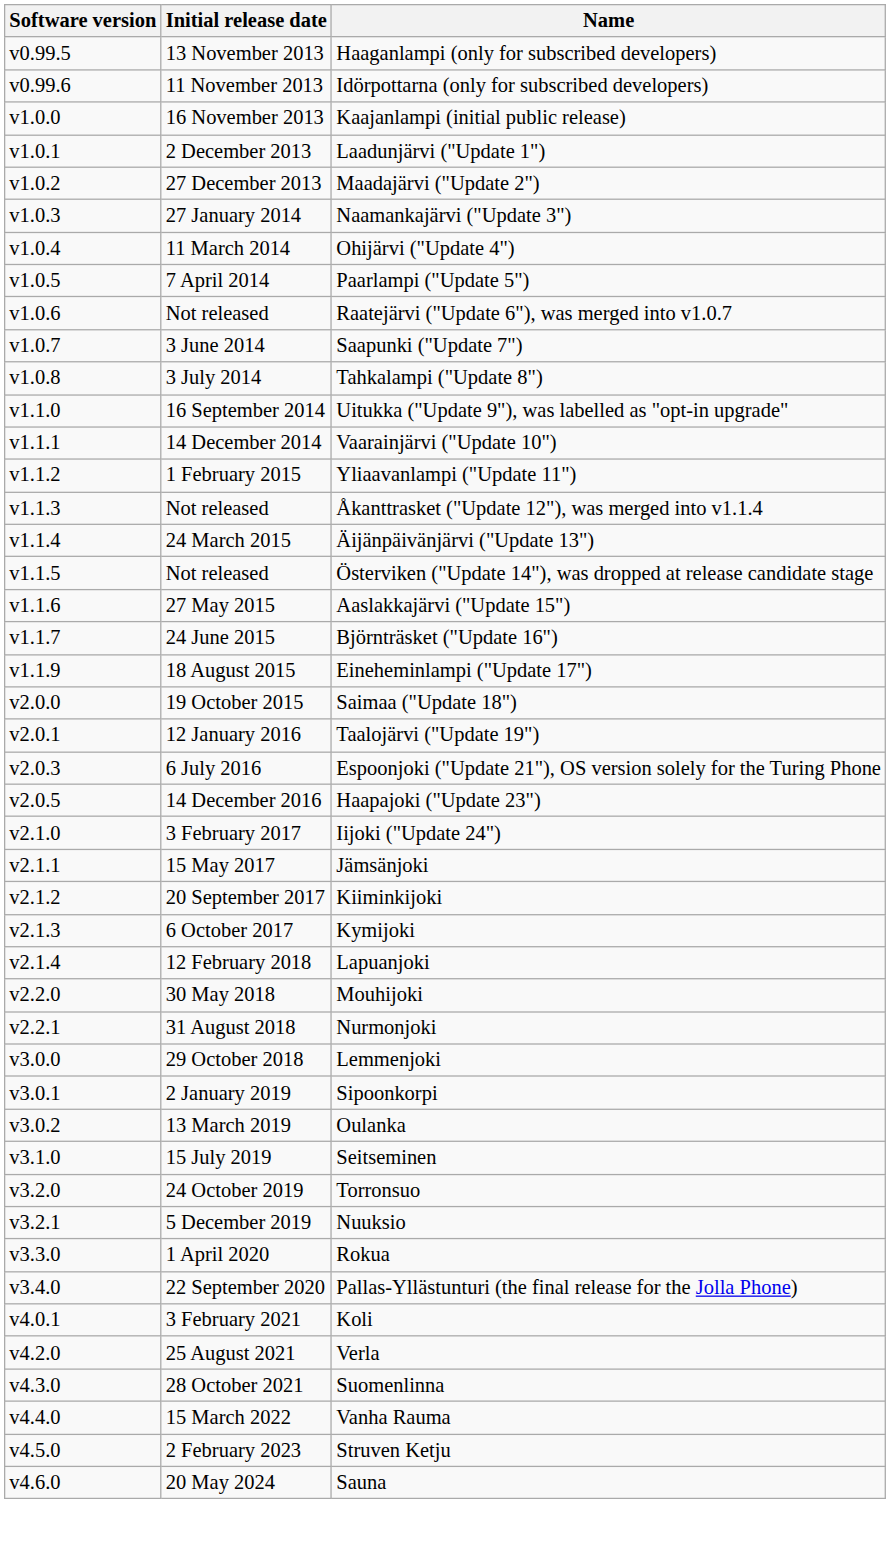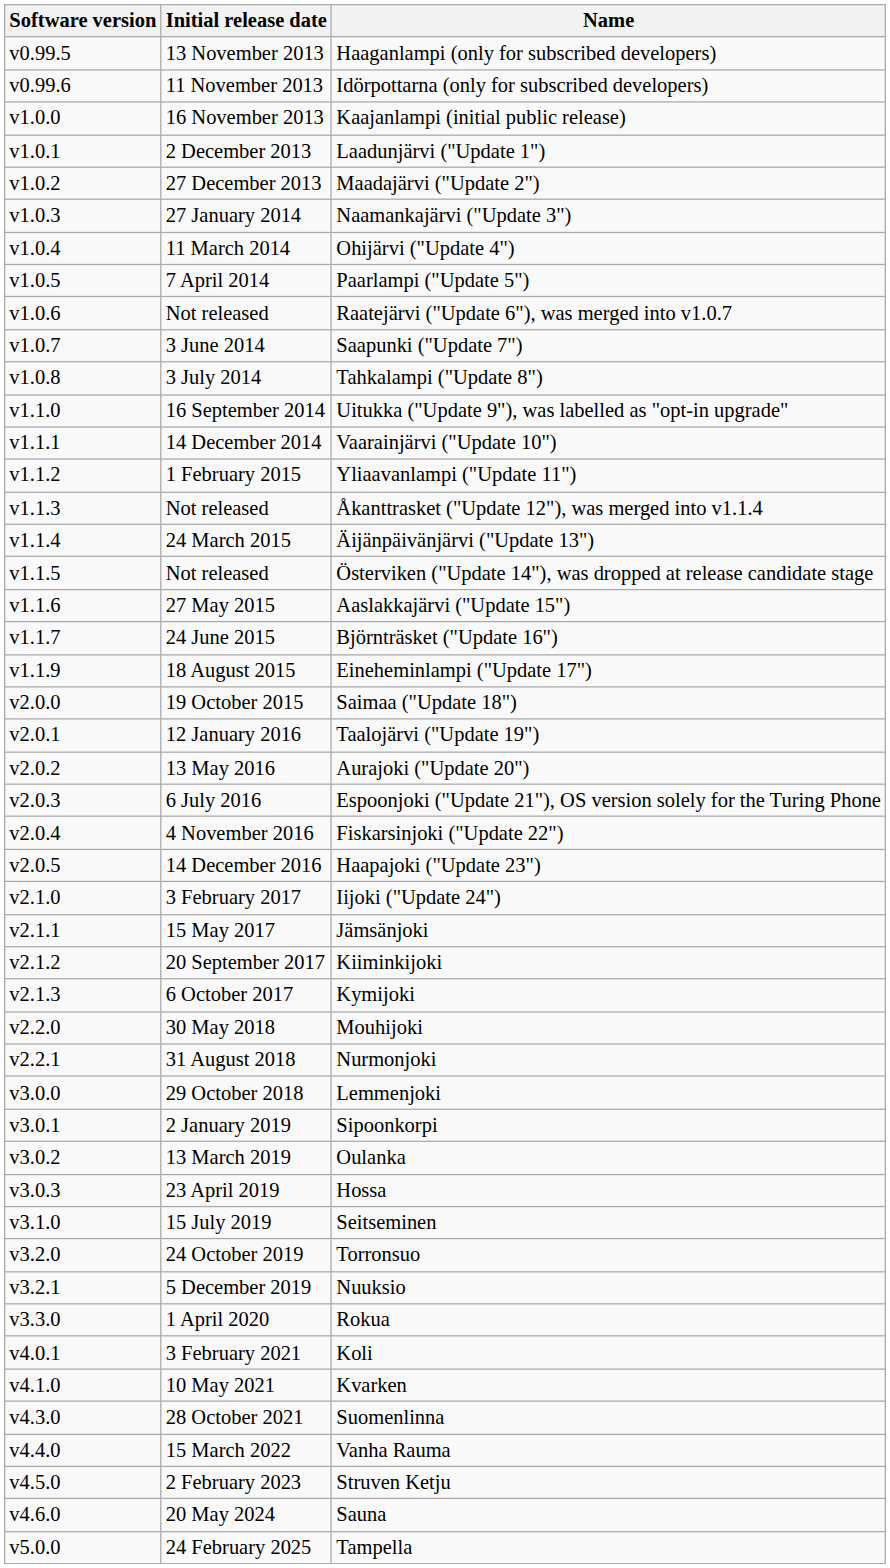+ row: (433, 767)
+ row: (450, 832)
- row: (383, 962)
+ row: (361, 1190)
- row: (567, 1287)
+ row: (372, 1384)
- row: (358, 1352)
+ row: (374, 1547)
